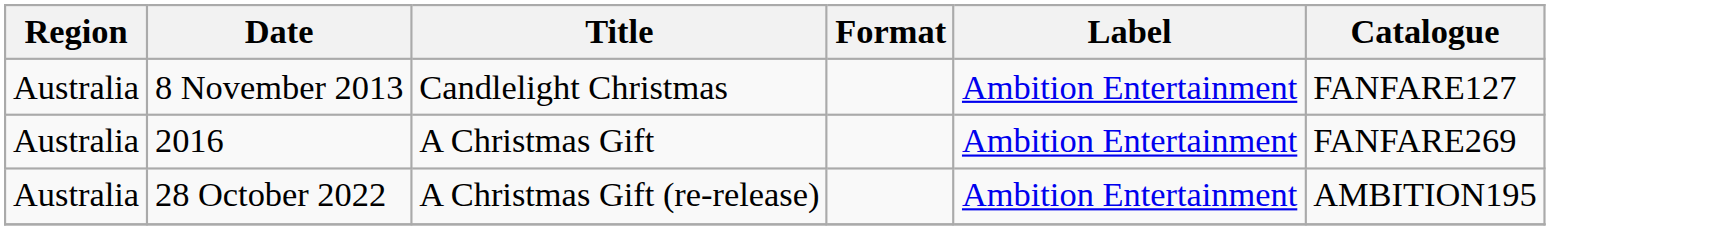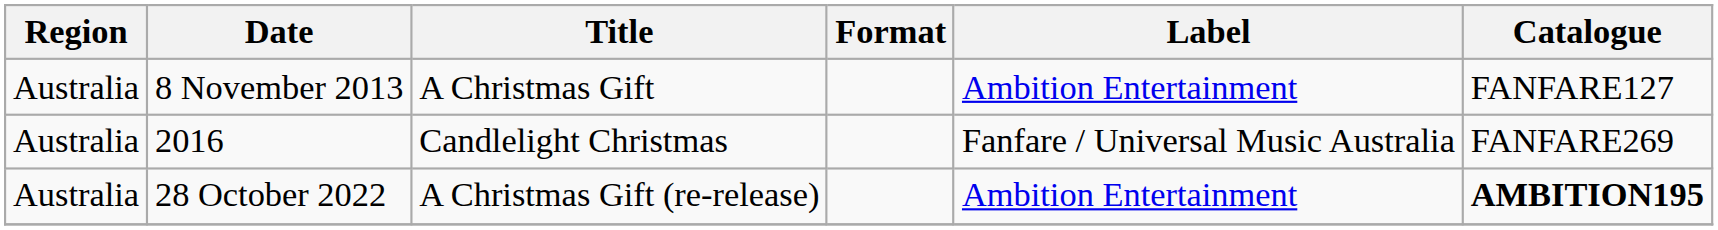(574, 86) Candlelight Christmas -> (537, 86) A Christmas Gift
(537, 140) A Christmas Gift -> (574, 140) Candlelight Christmas
(1130, 140) Ambition Entertainment -> (1208, 140) Fanfare / Universal Music Australia
(1425, 195) normal -> (1587, 195) bold
